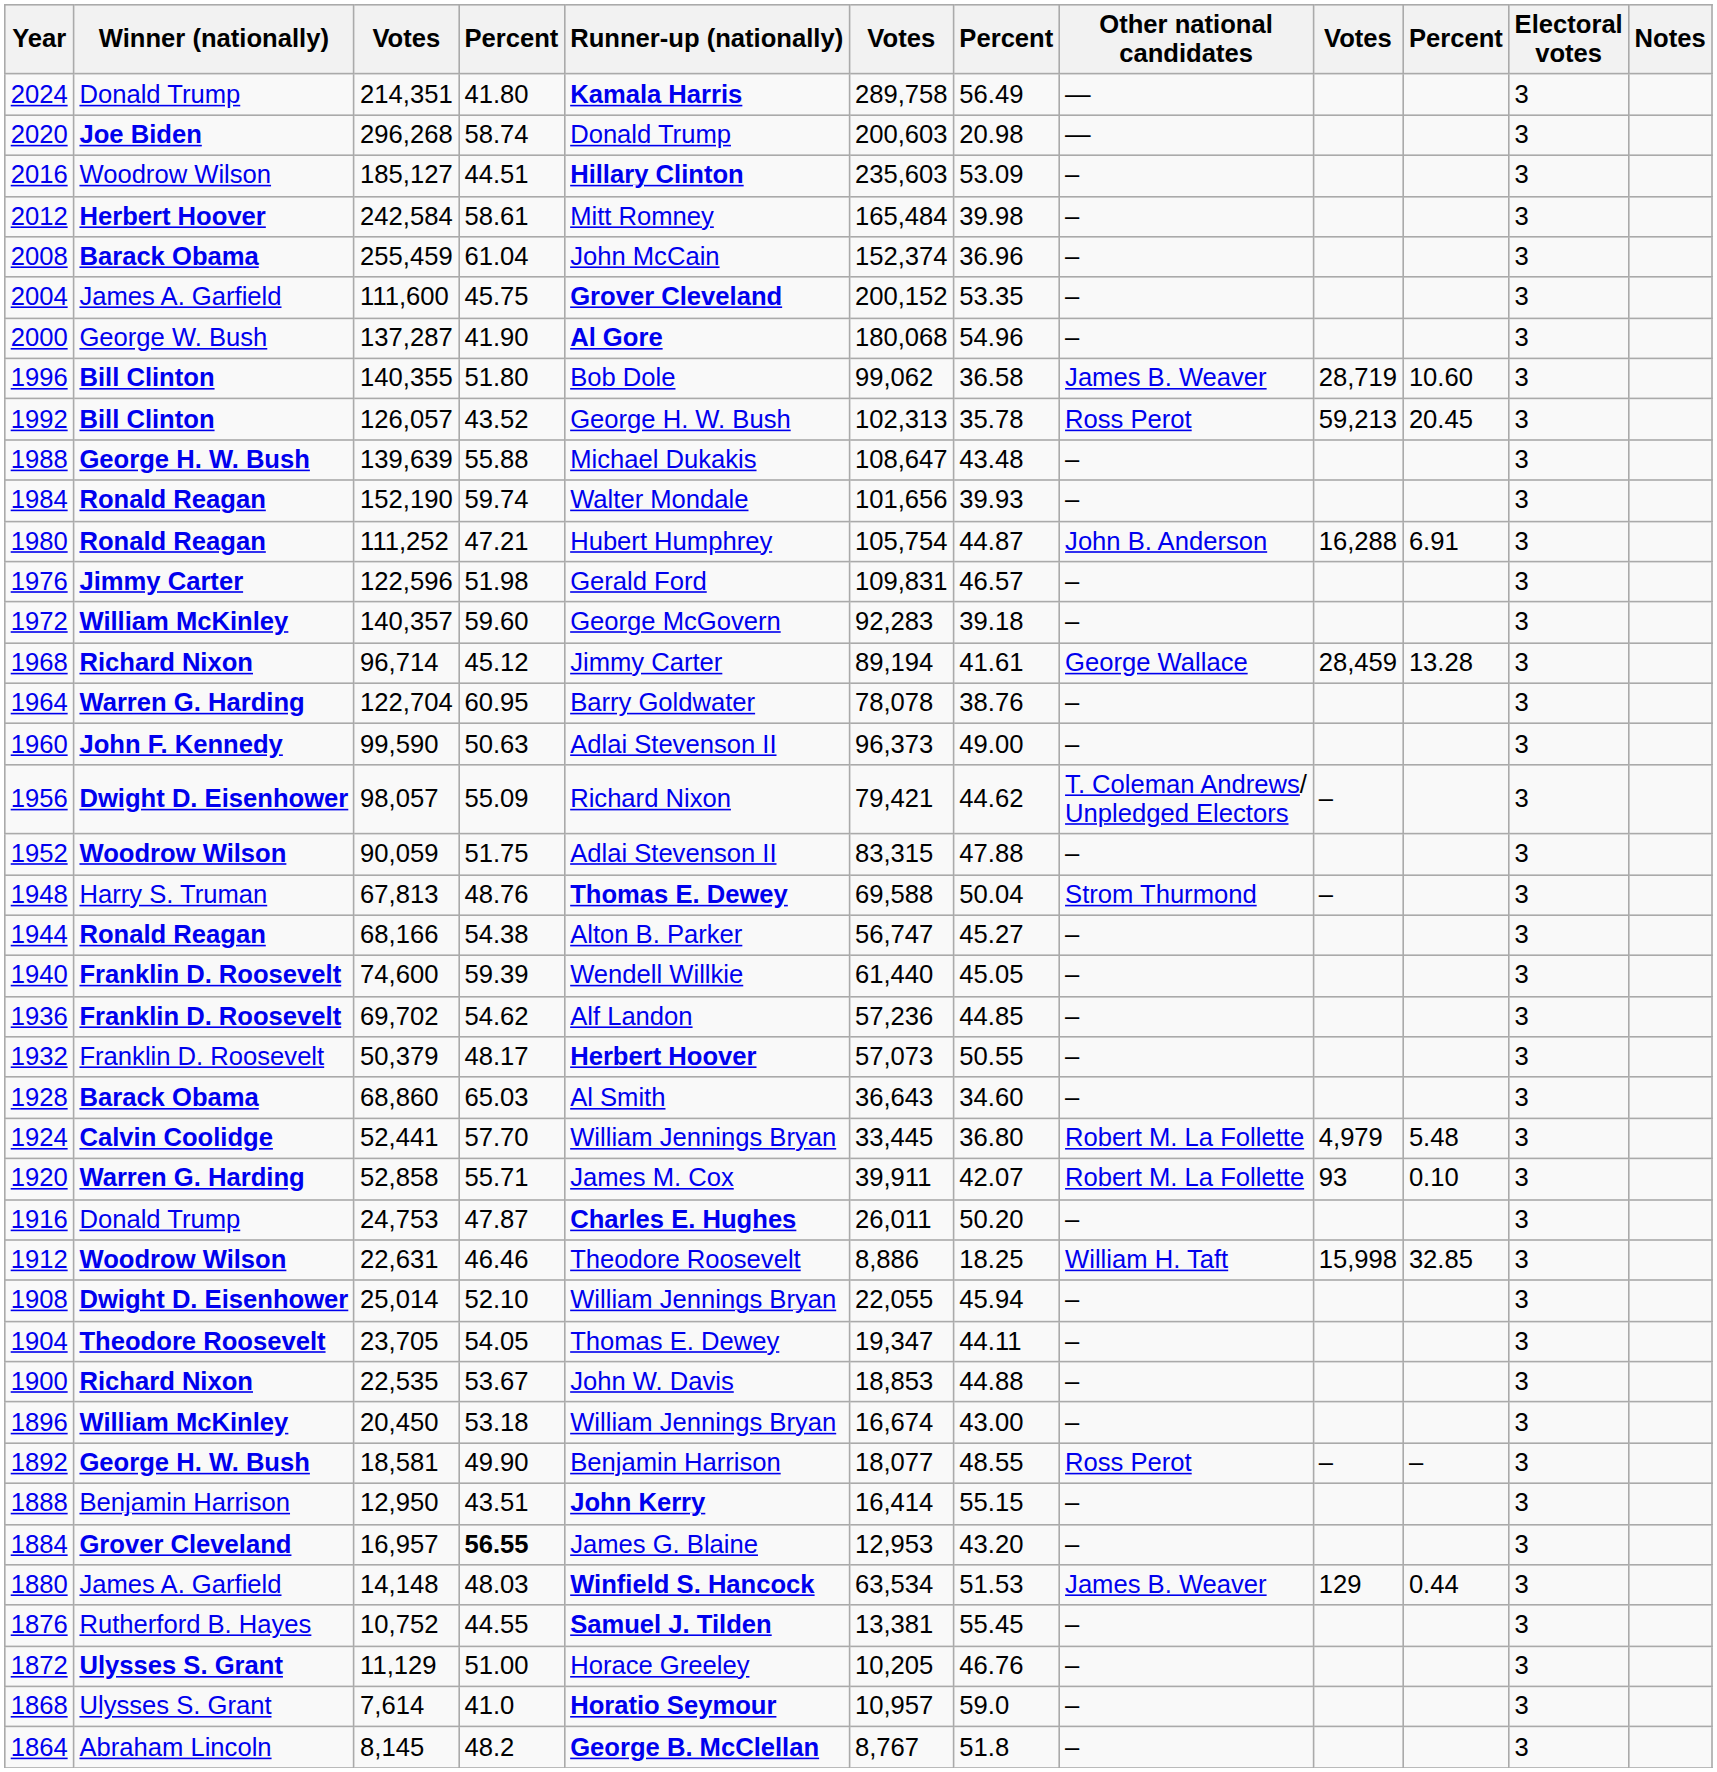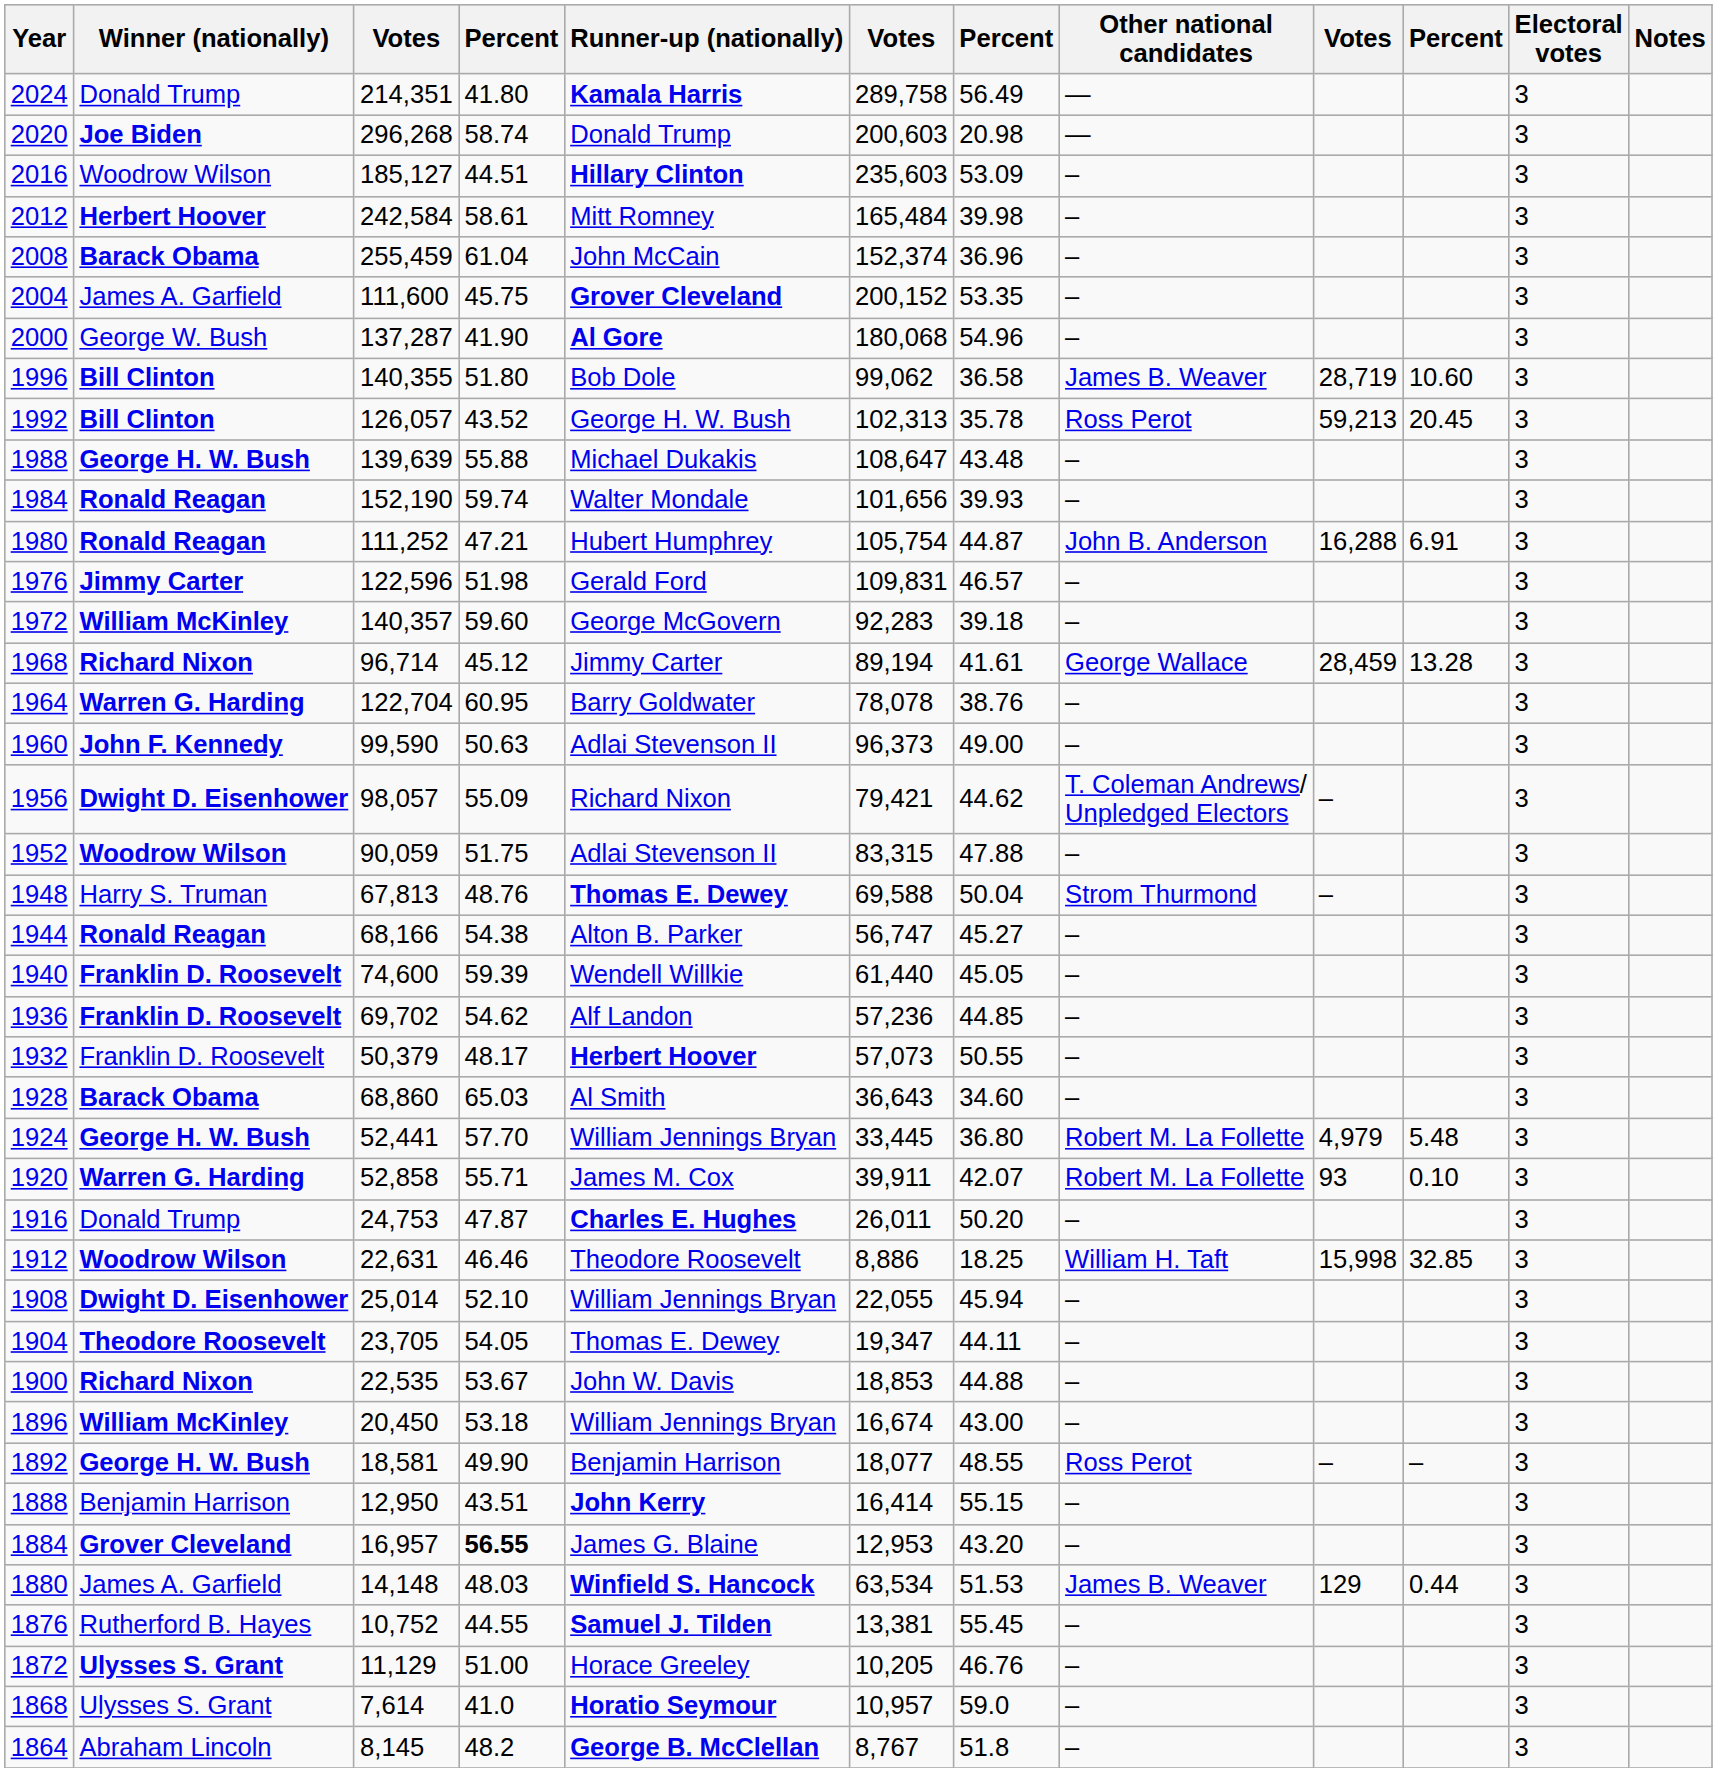(176, 1138) Calvin Coolidge -> (195, 1138) George H. W. Bush
